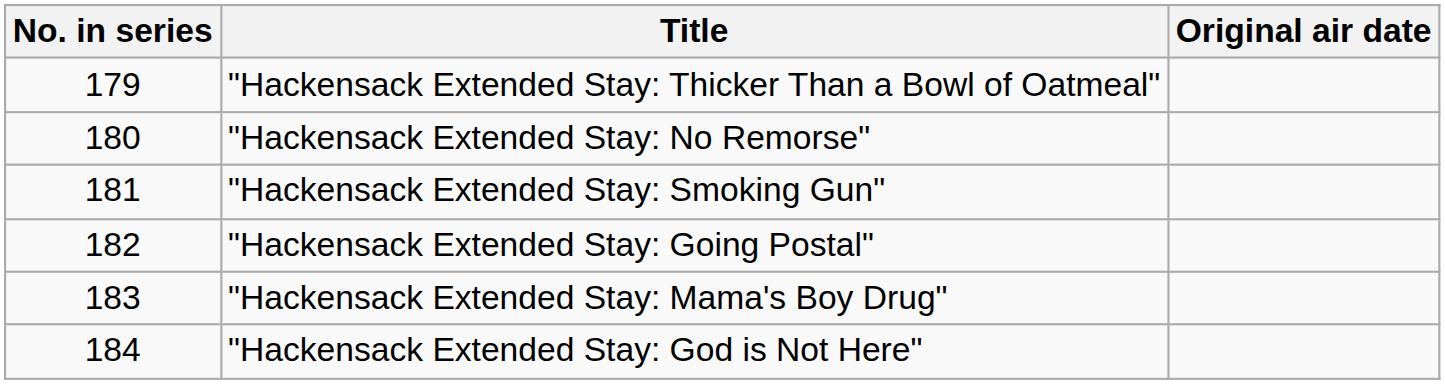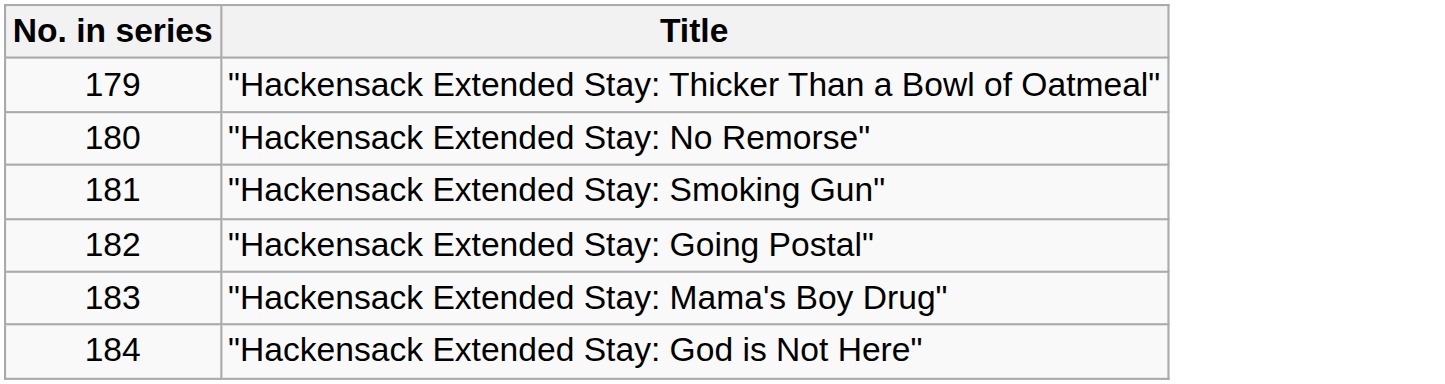- column: (1304, 31)
